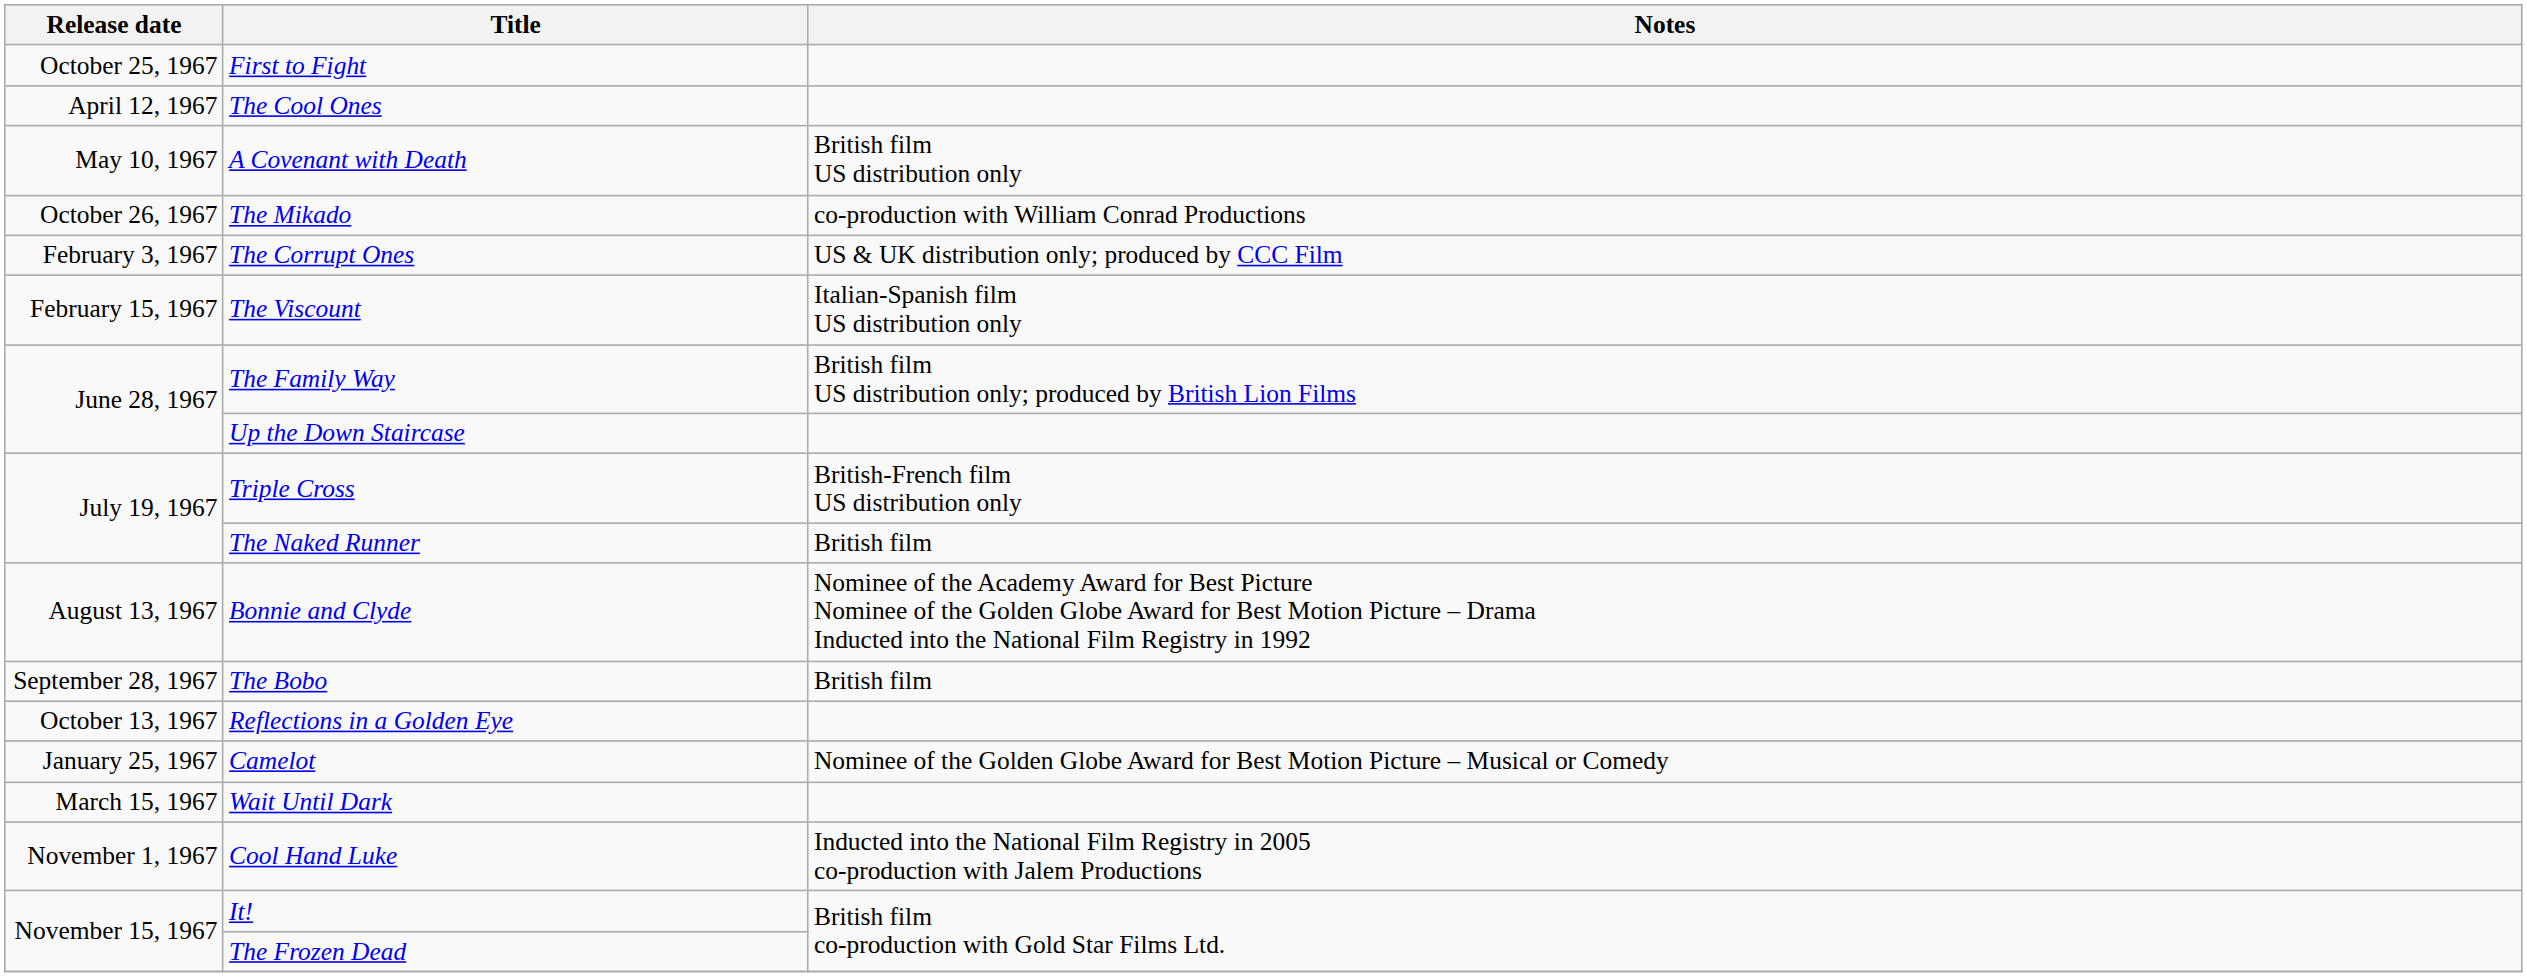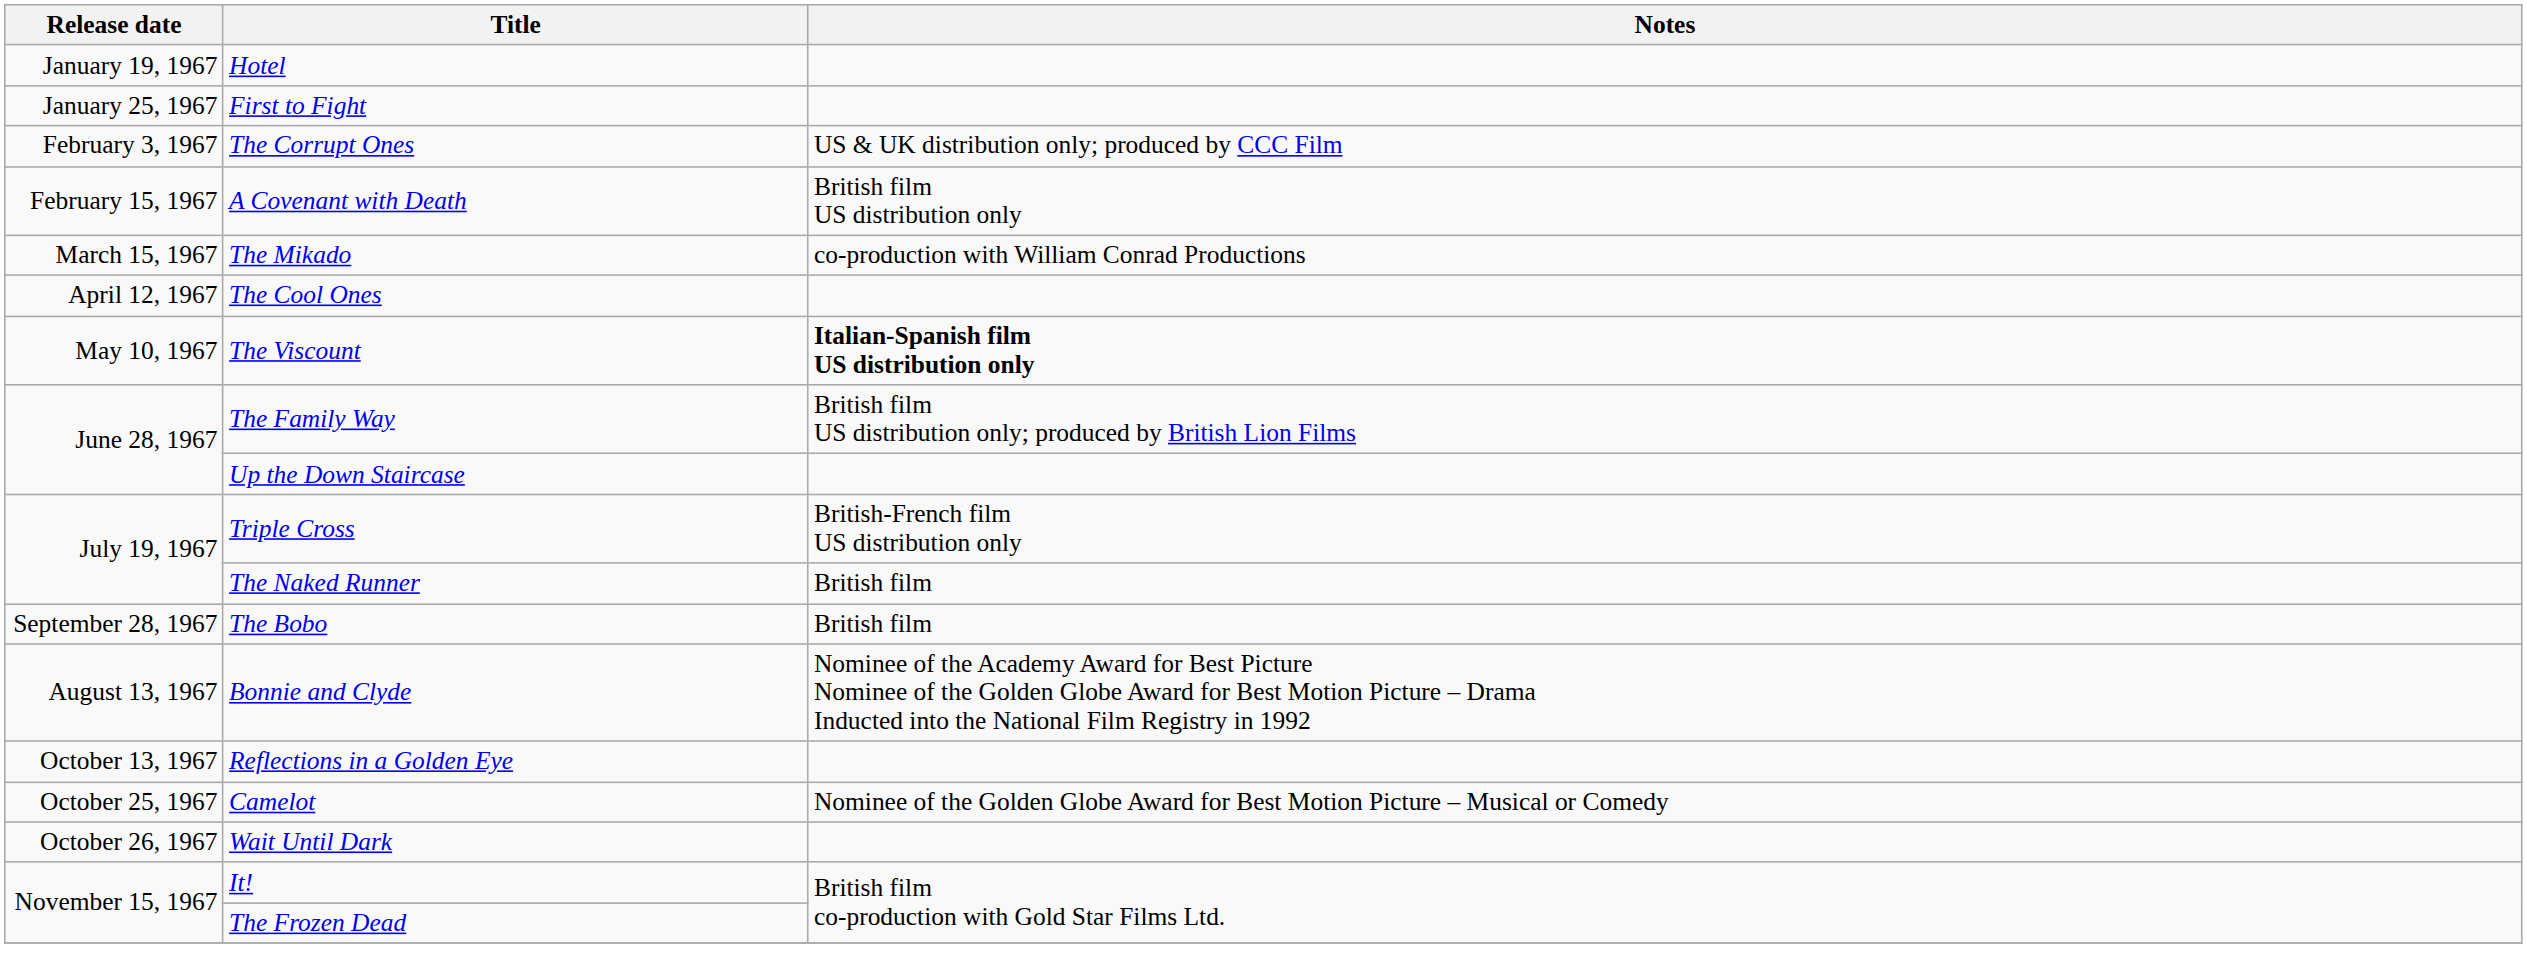+ row: (257, 65)
(129, 65) October 25, 1967 -> (130, 105) January 25, 1967
rows swapped: (322, 255) <-> (305, 105)
(146, 160) May 10, 1967 -> (124, 200) February 15, 1967
(129, 214) October 26, 1967 -> (136, 255) March 15, 1967
(124, 309) February 15, 1967 -> (146, 350) May 10, 1967
(918, 309) normal -> (924, 350) bold
rows swapped: (320, 611) <-> (278, 680)
(130, 761) January 25, 1967 -> (129, 801) October 25, 1967
(136, 801) March 15, 1967 -> (129, 841) October 26, 1967
- row: (313, 856)
